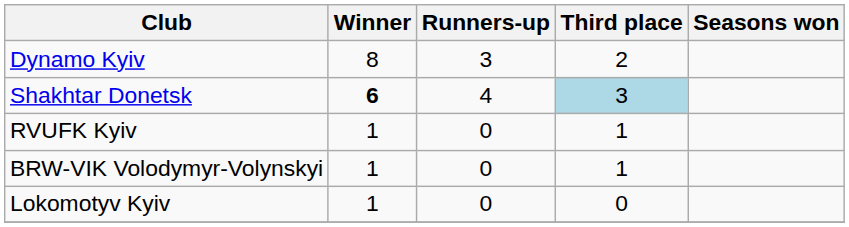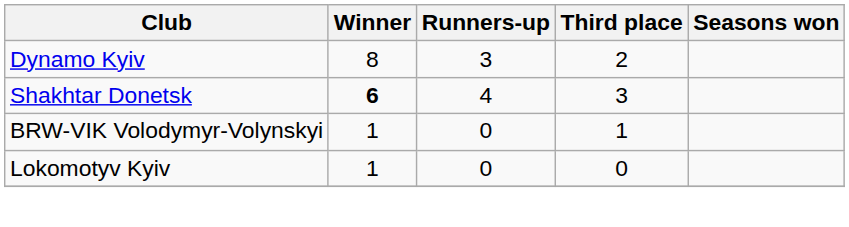(622, 95) lightblue background -> (622, 95) no background
- row: (73, 131)
